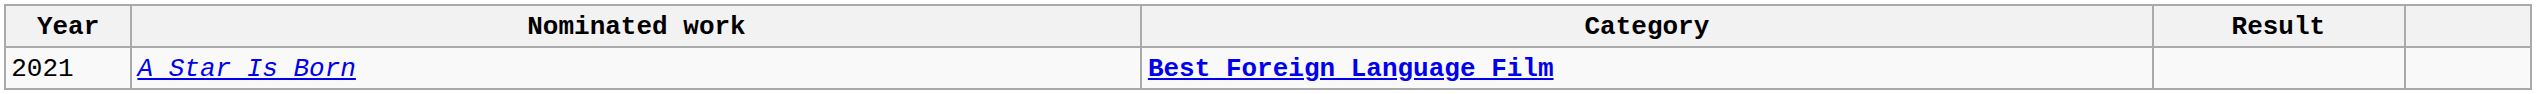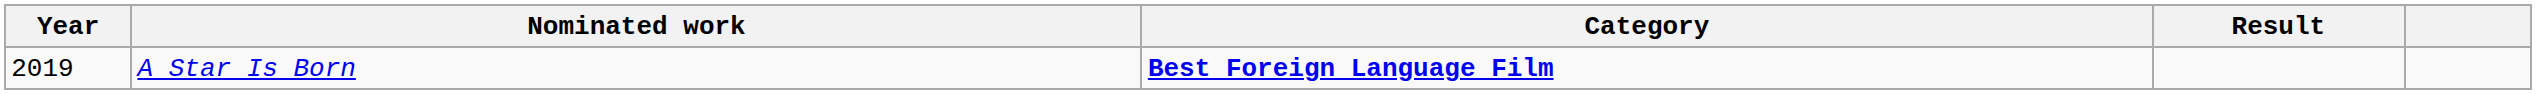(42, 69) 2021 -> (42, 69) 2019
